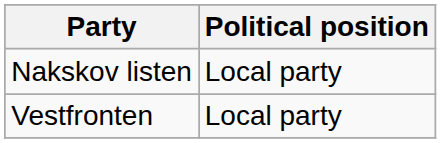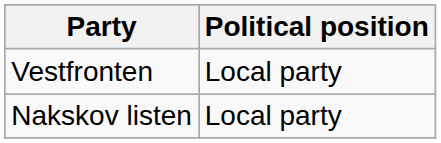rows swapped: (82, 115) <-> (102, 71)
